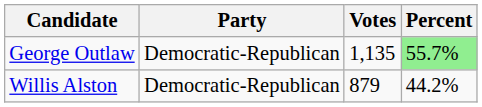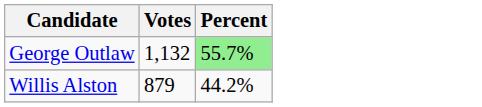- column: (242, 20)
(372, 53) 1,135 -> (167, 53) 1,132
